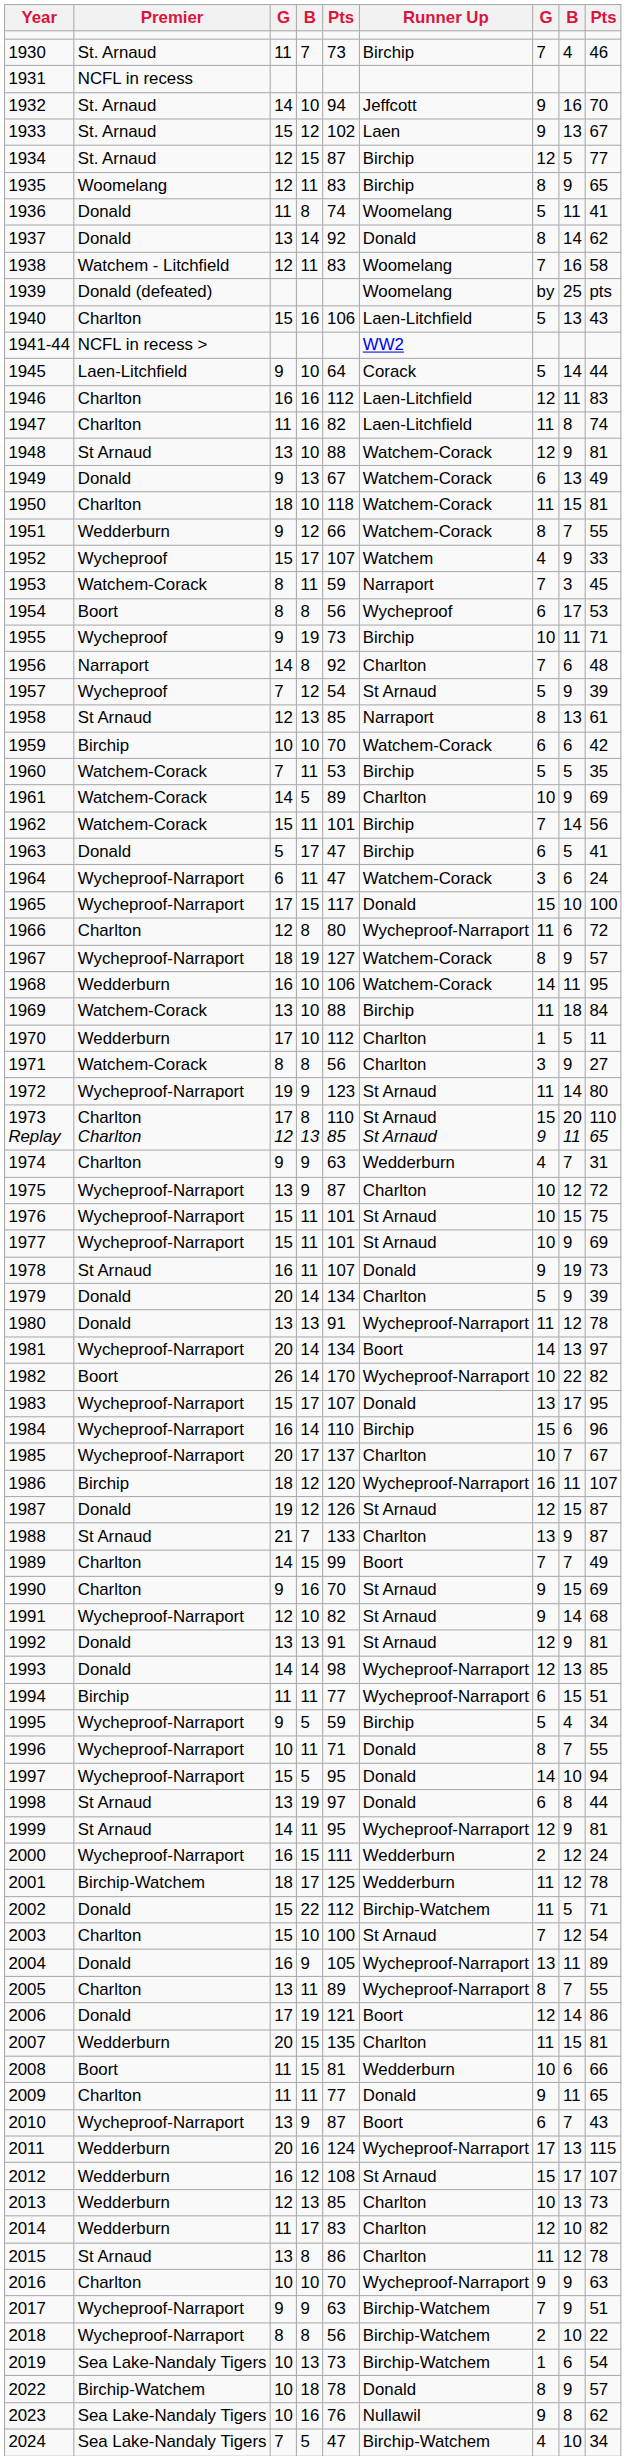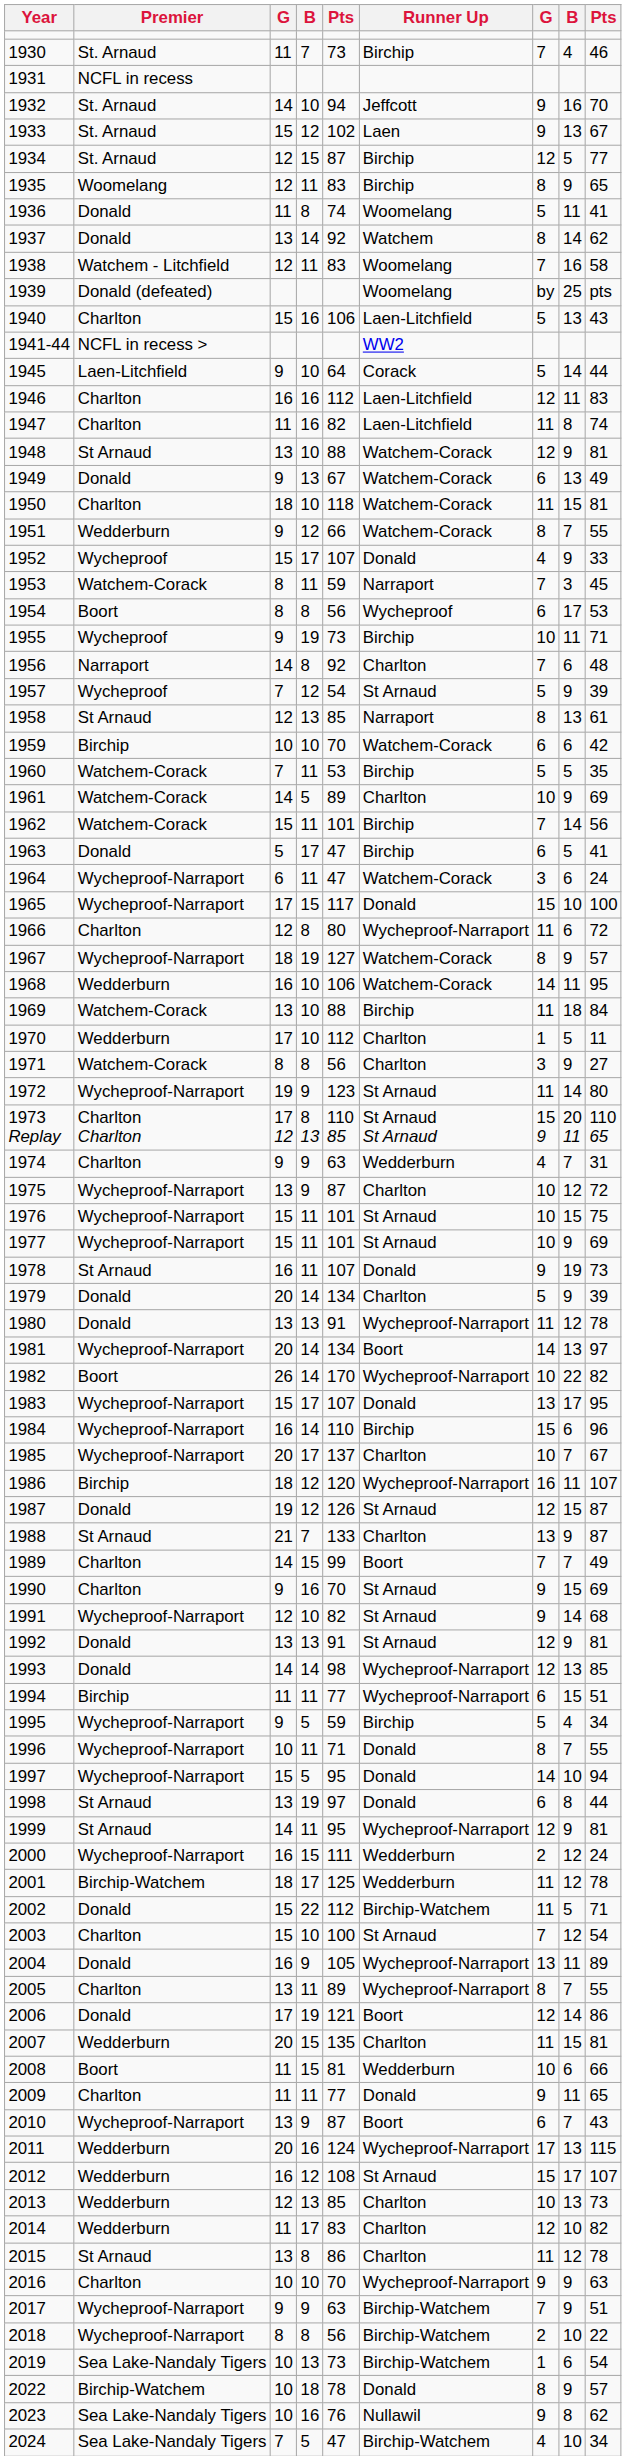(389, 238) Donald -> (398, 238) Watchem
(398, 558) Watchem -> (389, 558) Donald
